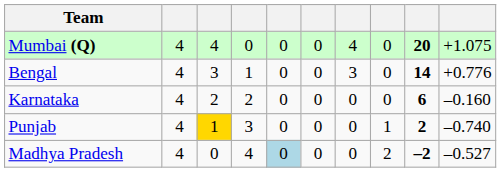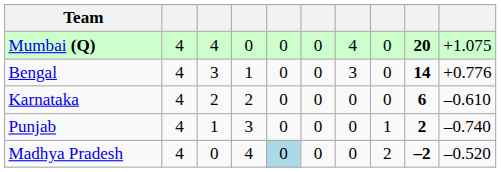(467, 99) –0.160 -> (467, 99) –0.610
(214, 126) gold background -> (214, 126) no background
(467, 153) –0.527 -> (467, 153) –0.520
